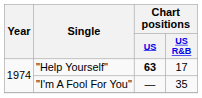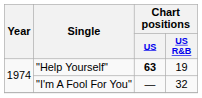(181, 67) 17 -> (181, 67) 19
(181, 84) 35 -> (181, 84) 32
